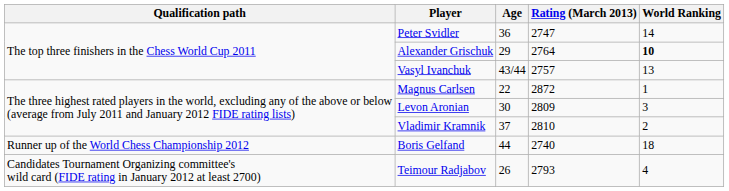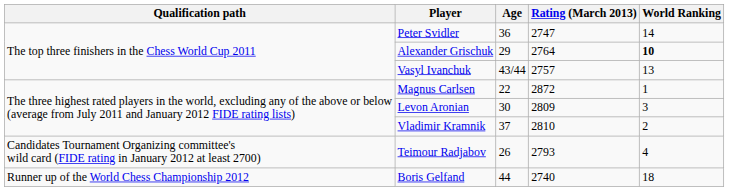rows swapped: (442, 170) <-> (431, 145)
